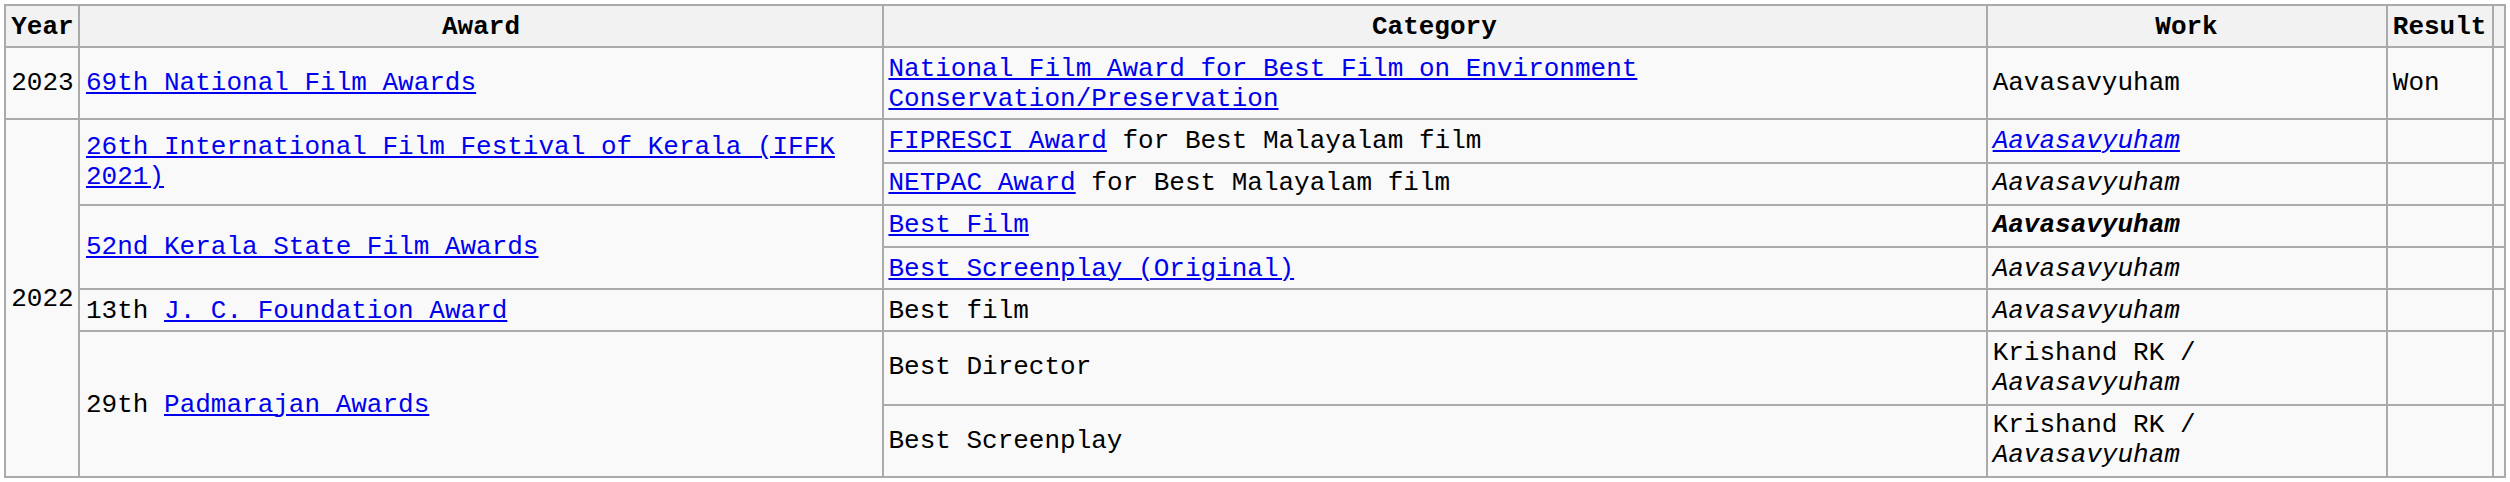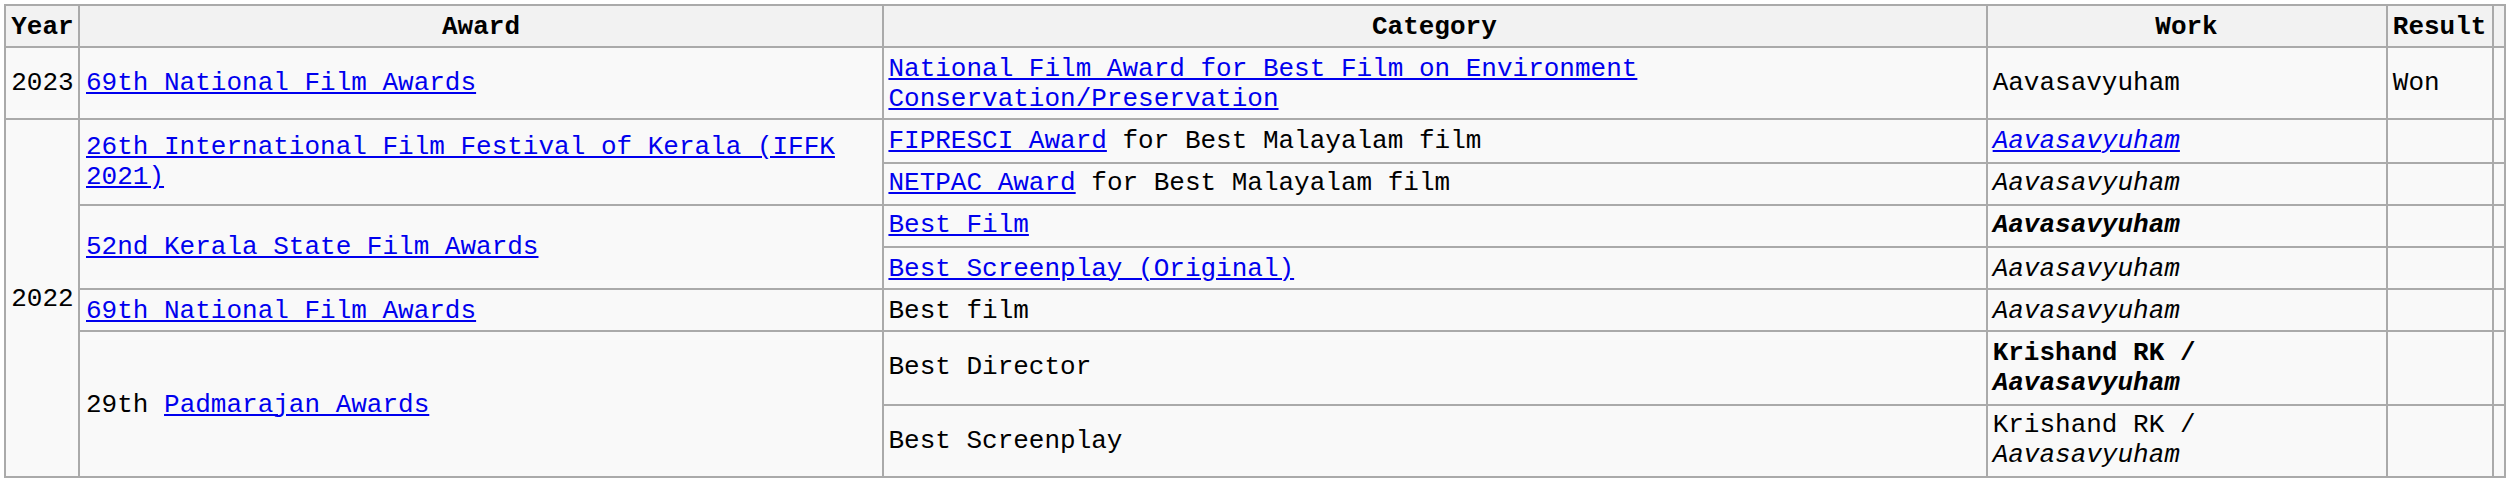(297, 310) 13th J. C. Foundation Award -> (281, 310) 69th National Film Awards
(2094, 368) normal -> (2094, 368) bold
